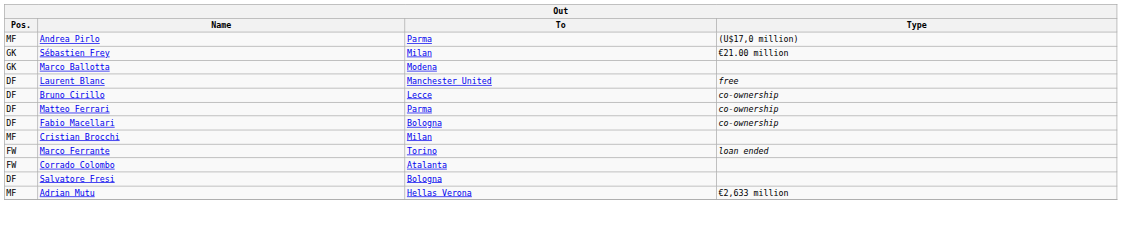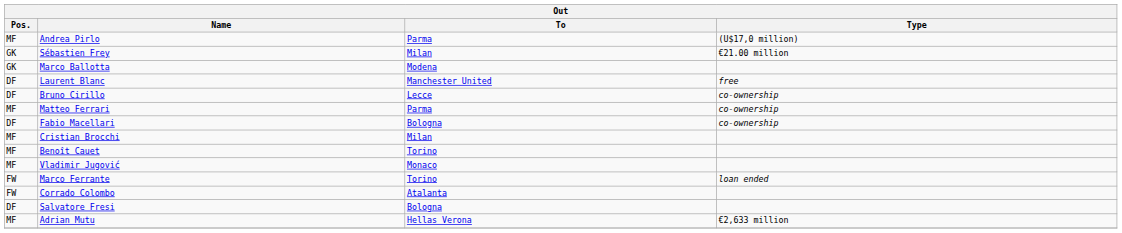(11, 109) DF -> (11, 109) MF
+ row: (70, 151)
+ row: (80, 165)
